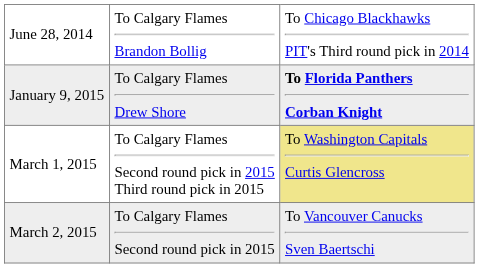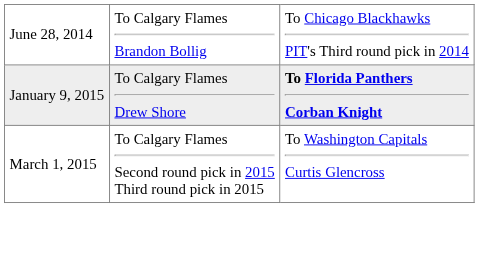(377, 155) khaki background -> (377, 155) no background
- row: (53, 232)
